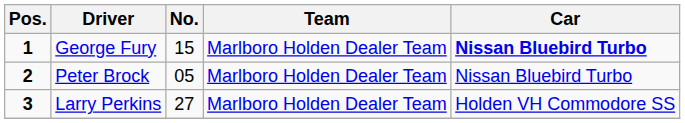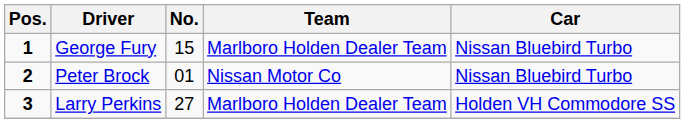(551, 48) bold -> (544, 48) normal
(184, 76) 05 -> (184, 76) 01
(327, 76) Marlboro Holden Dealer Team -> (274, 76) Nissan Motor Co
